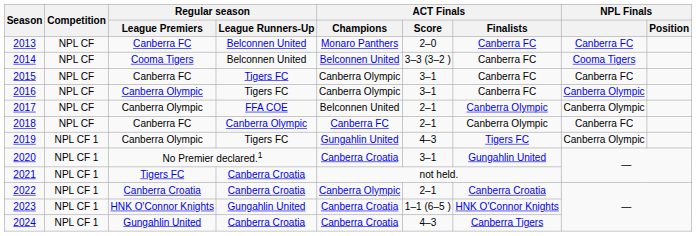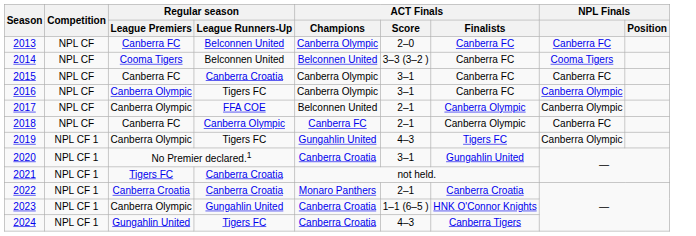(360, 44) Monaro Panthers -> (338, 44) Canberra Olympic
(266, 76) Tigers FC -> (244, 76) Canberra Croatia
(360, 191) Canberra Olympic -> (338, 191) Monaro Panthers
(162, 207) HNK O'Connor Knights -> (151, 207) Canberra Olympic
(266, 223) Canberra Croatia -> (244, 223) Tigers FC
